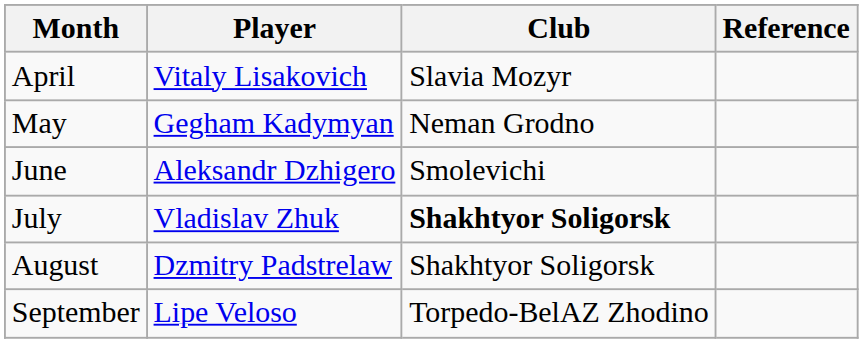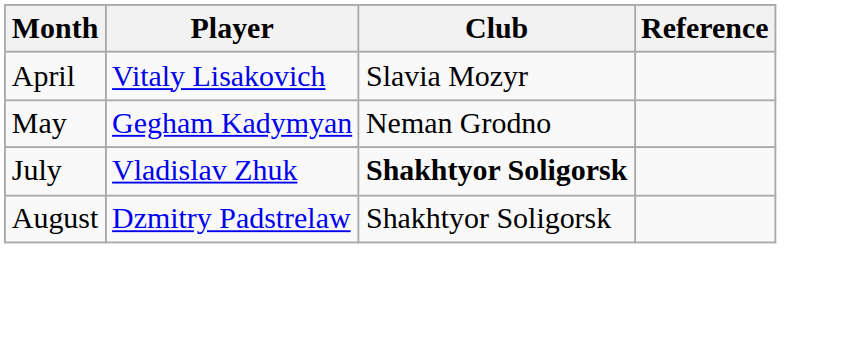- row: (39, 170)
- row: (76, 312)
